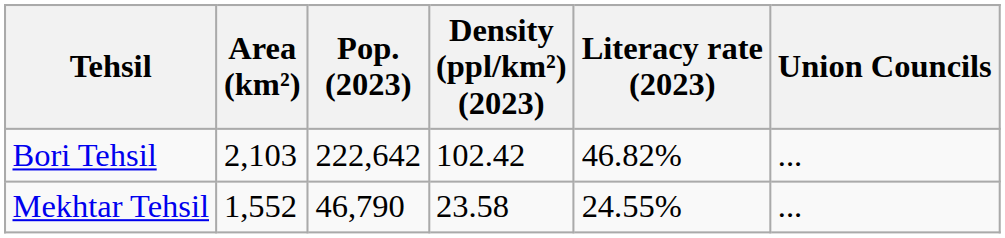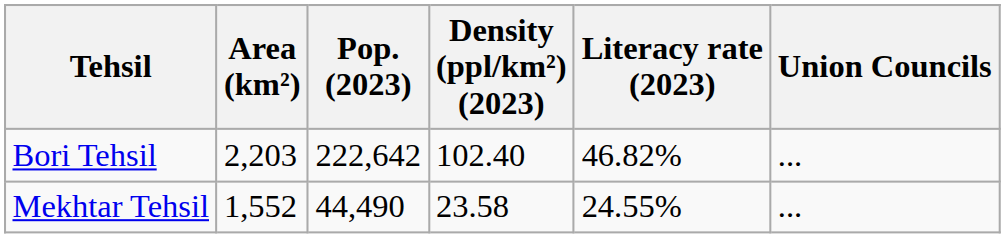(261, 154) 2,103 -> (261, 154) 2,203
(481, 154) 102.42 -> (481, 154) 102.40
(360, 206) 46,790 -> (360, 206) 44,490
